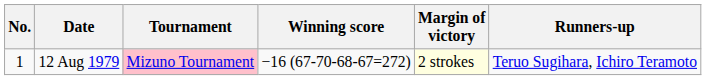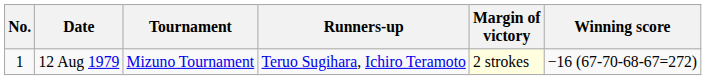columns swapped: (336, 26) <-> (595, 26)
(190, 61) pink background -> (190, 61) no background
